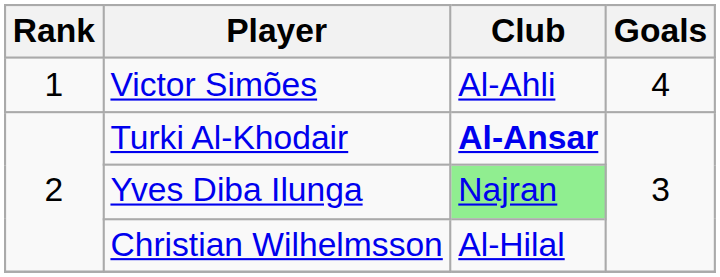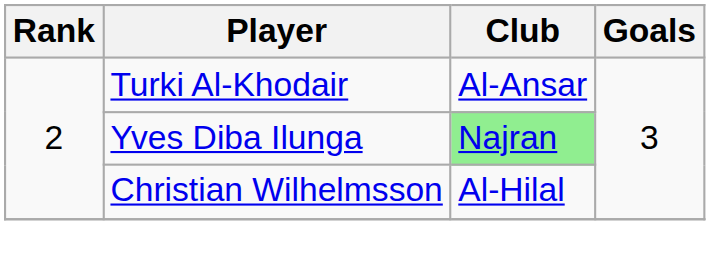- row: (214, 84)
(528, 137) bold -> (523, 84) normal
